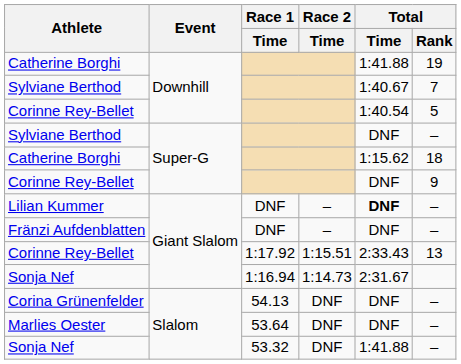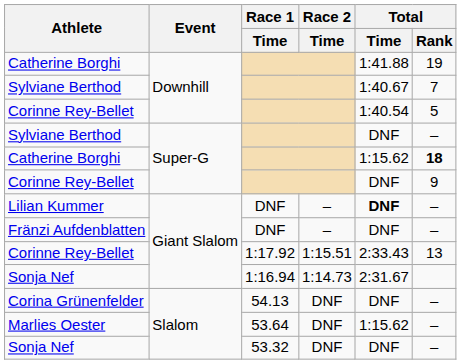(434, 159) normal -> (434, 159) bold
(384, 324) DNF -> (384, 324) 1:15.62
(384, 348) 1:41.88 -> (384, 348) DNF
